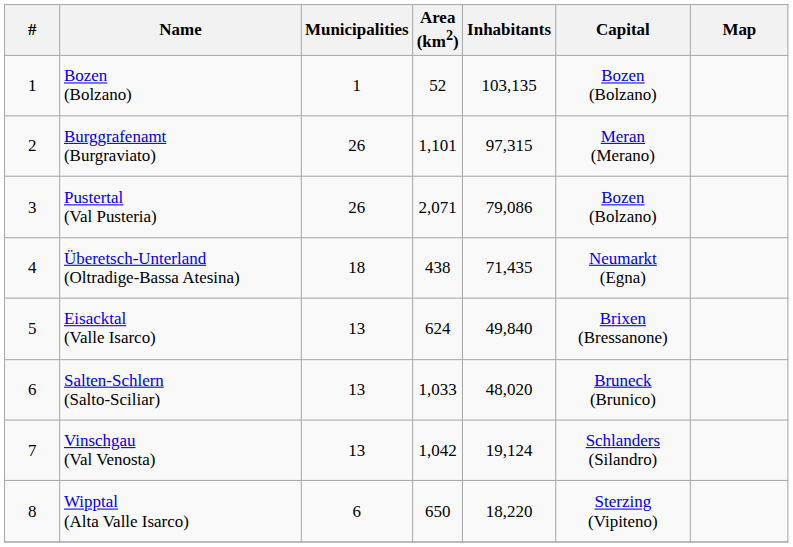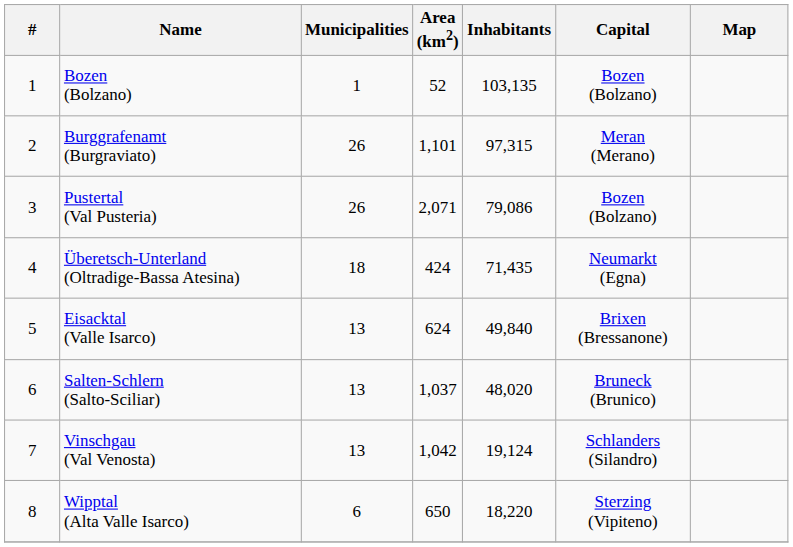(438, 267) 438 -> (438, 267) 424
(438, 389) 1,033 -> (438, 389) 1,037
